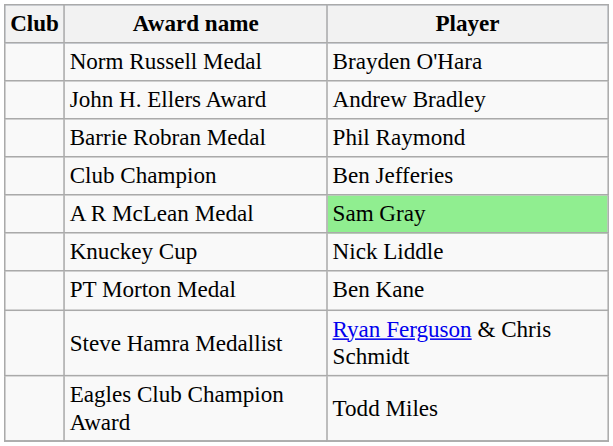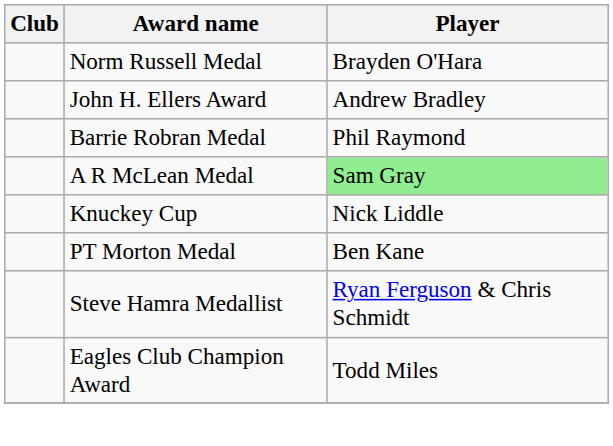- row: (143, 176)
